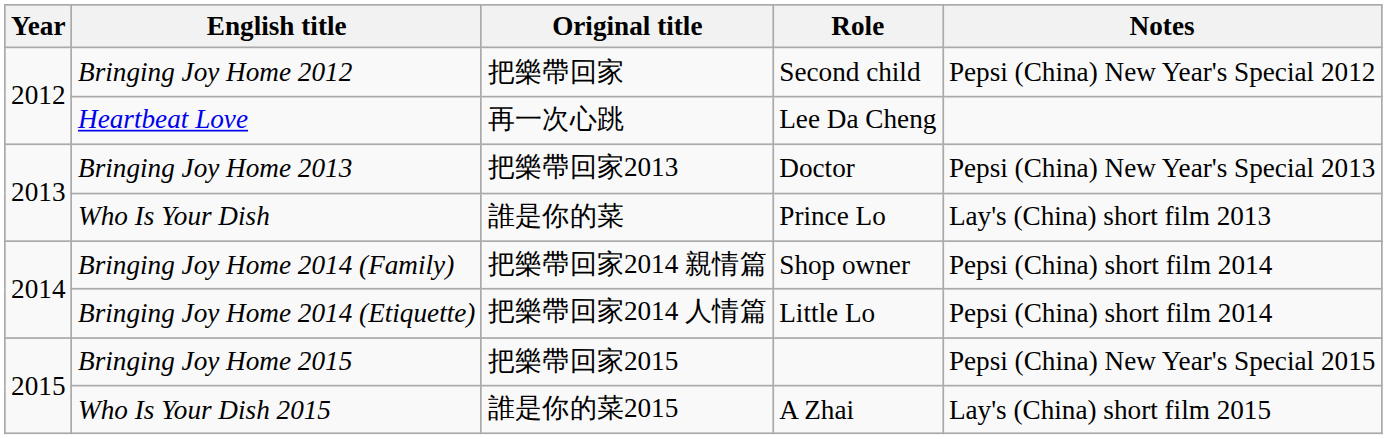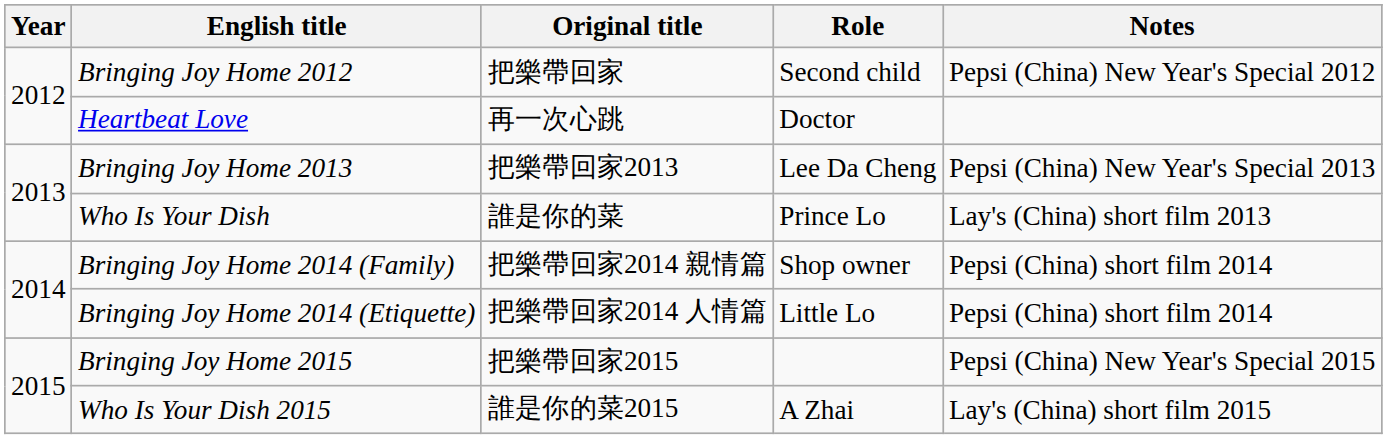(858, 119) Lee Da Cheng -> (817, 119) Doctor
(817, 168) Doctor -> (858, 168) Lee Da Cheng
